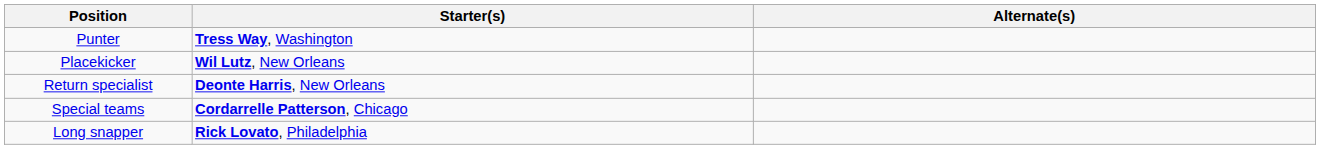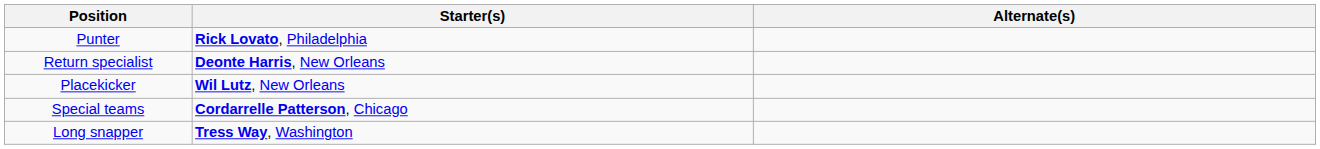(274, 39) Tress Way, Washington -> (281, 39) Rick Lovato, Philadelphia
rows swapped: (98, 62) <-> (98, 86)
(281, 132) Rick Lovato, Philadelphia -> (274, 132) Tress Way, Washington
